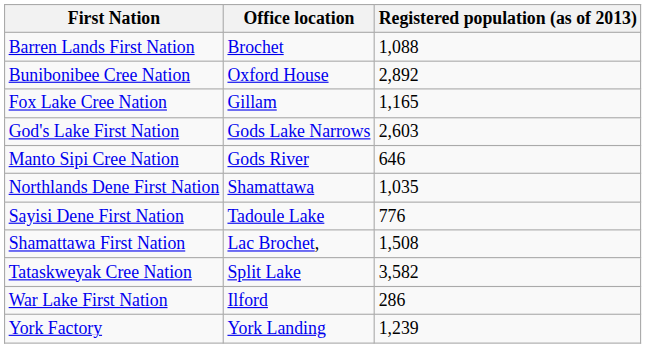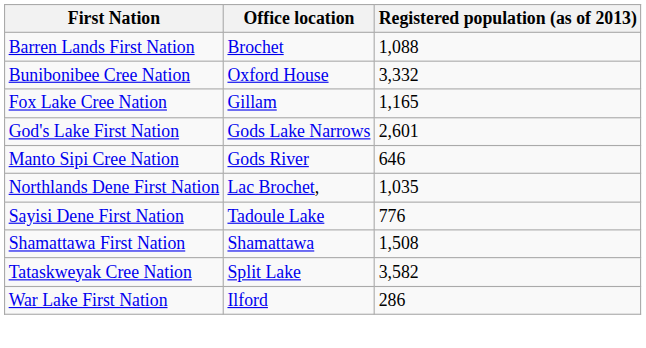(399, 74) 2,892 -> (399, 74) 3,332
(399, 131) 2,603 -> (399, 131) 2,601
(271, 187) Shamattawa -> (273, 187) Lac Brochet,
(273, 243) Lac Brochet, -> (271, 243) Shamattawa
- row: (55, 328)
